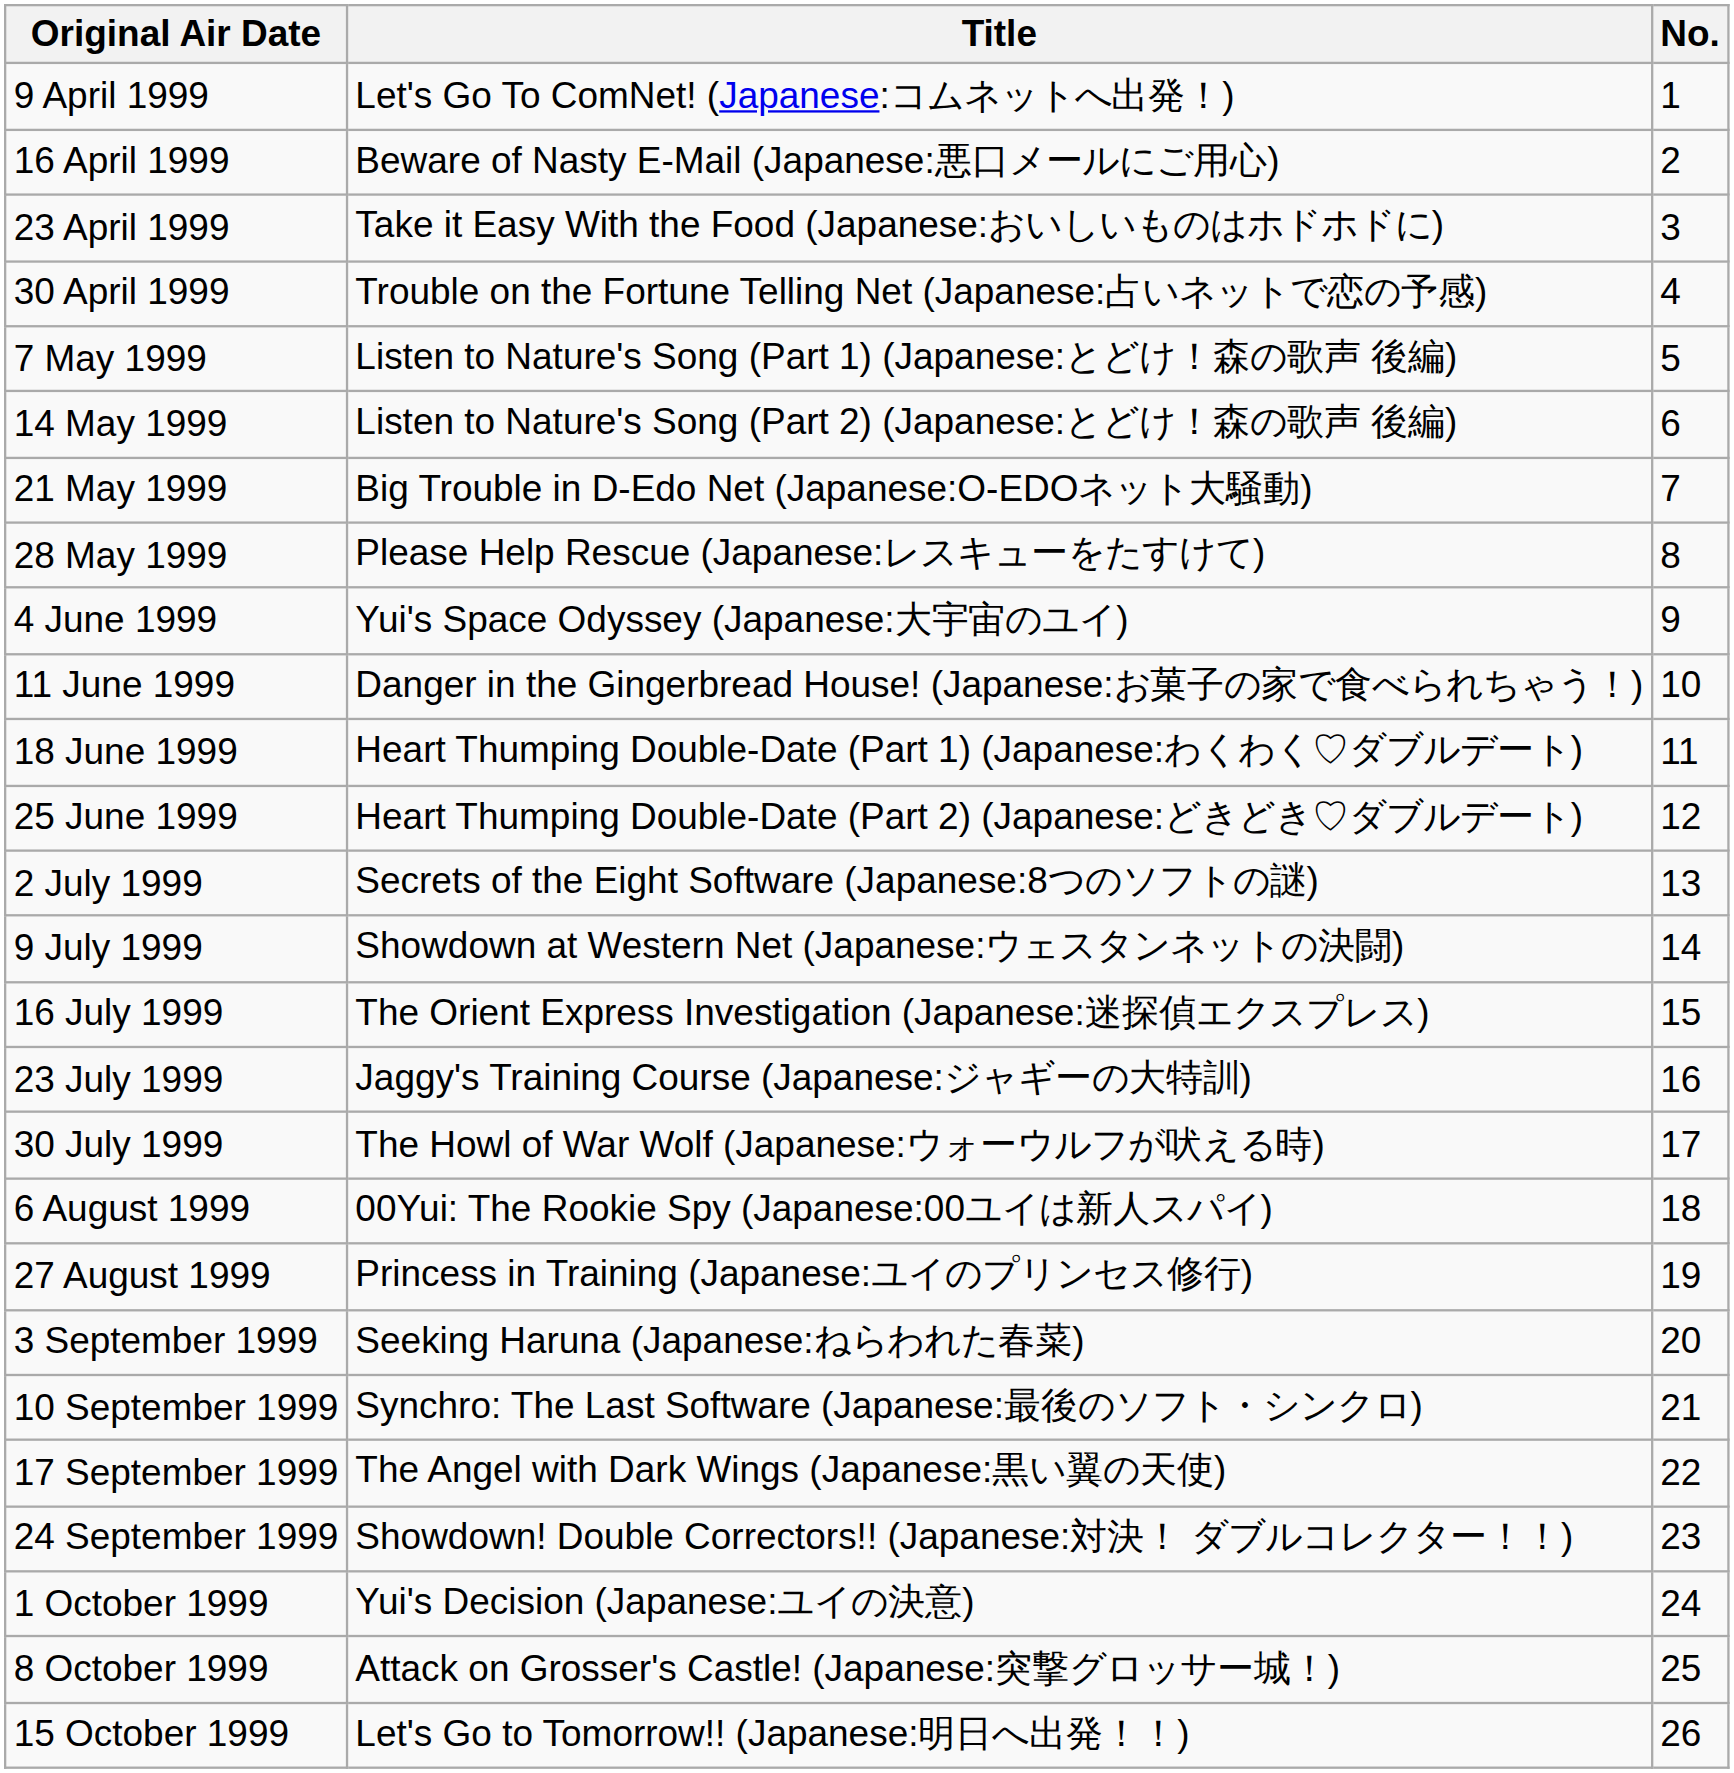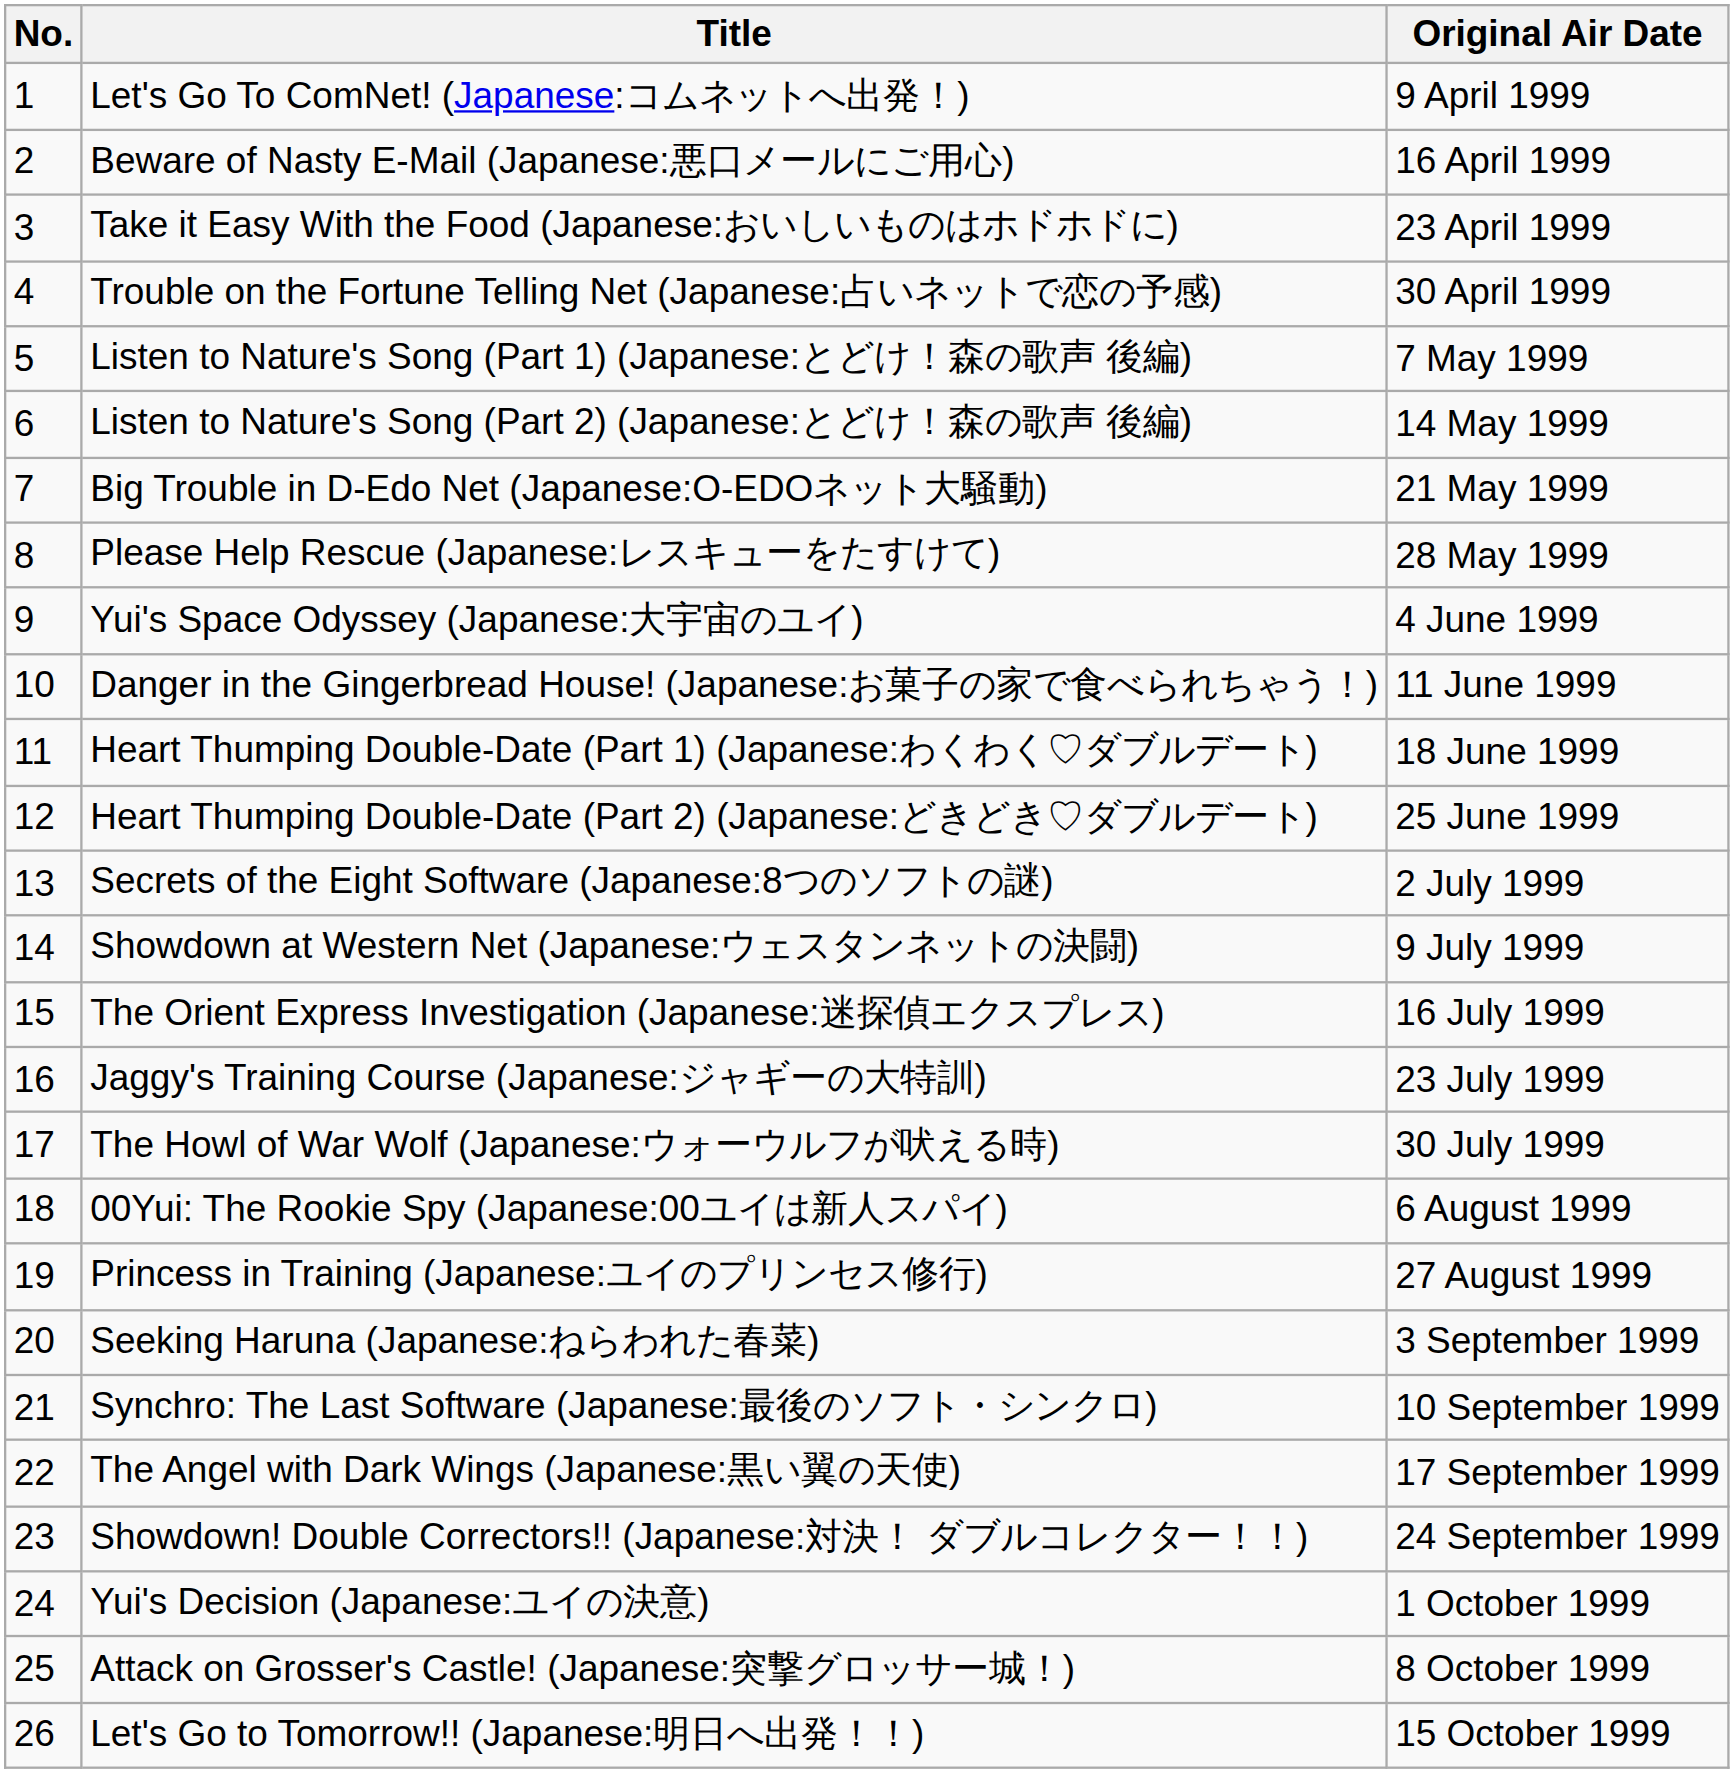columns swapped: (1690, 33) <-> (176, 33)
